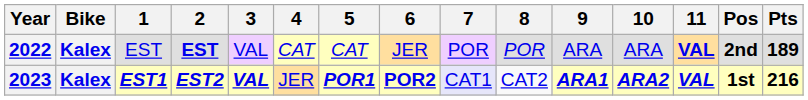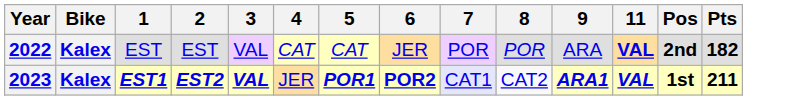- column: (643, 19)
(200, 49) bold -> (200, 49) normal
(783, 49) 189 -> (722, 49) 182
(783, 79) 216 -> (722, 79) 211
